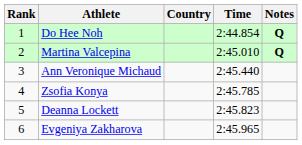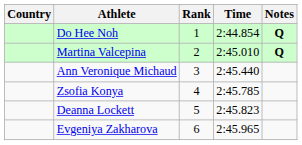columns swapped: (21, 14) <-> (189, 14)
